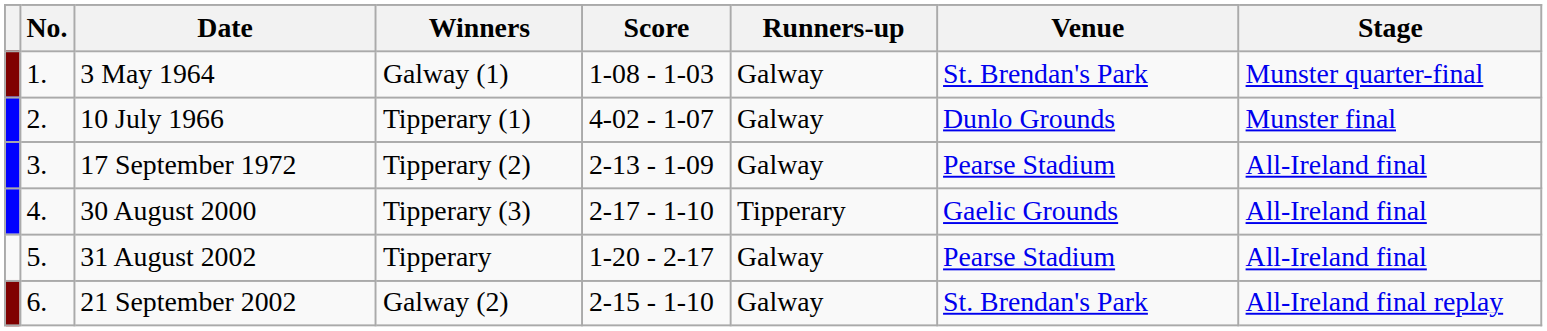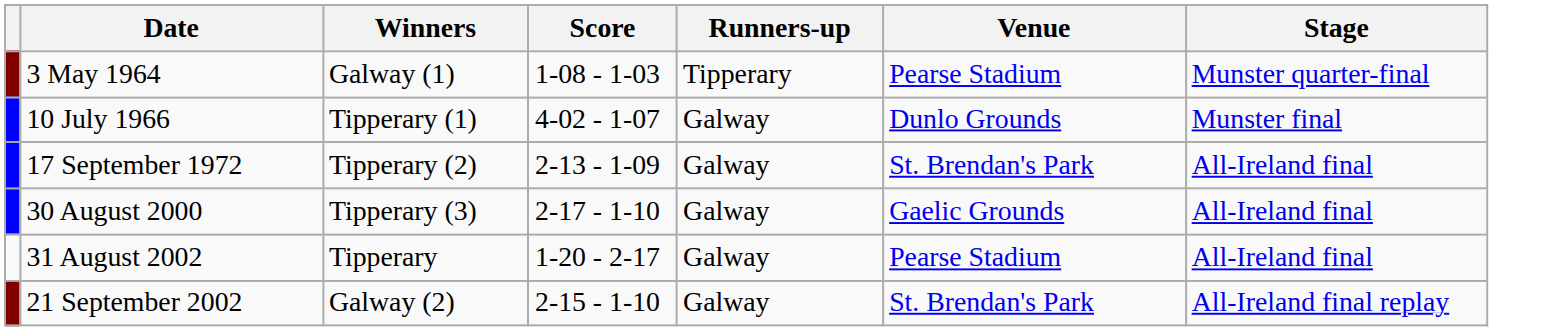- column: (47, 27)
(780, 73) Galway -> (737, 73) Tipperary
(1045, 73) St. Brendan's Park -> (975, 73) Pearse Stadium
(1029, 165) Pearse Stadium -> (992, 165) St. Brendan's Park
(791, 211) Tipperary -> (726, 211) Galway
